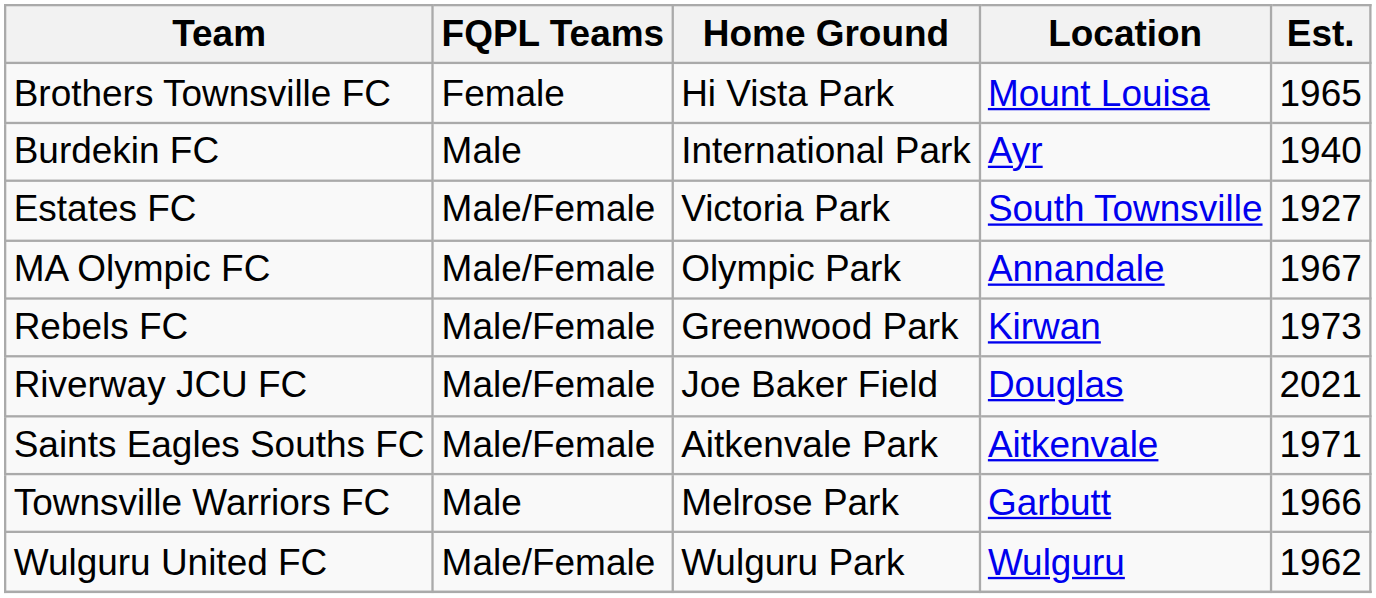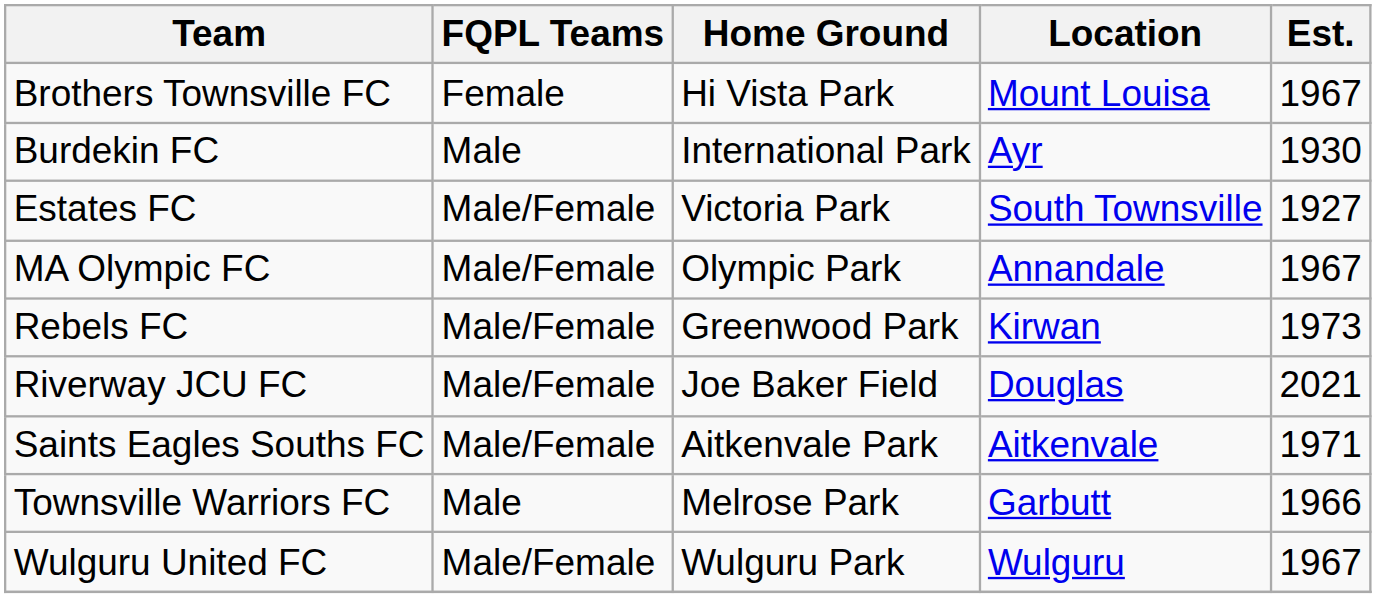(1321, 92) 1965 -> (1321, 92) 1967
(1321, 151) 1940 -> (1321, 151) 1930
(1321, 561) 1962 -> (1321, 561) 1967
